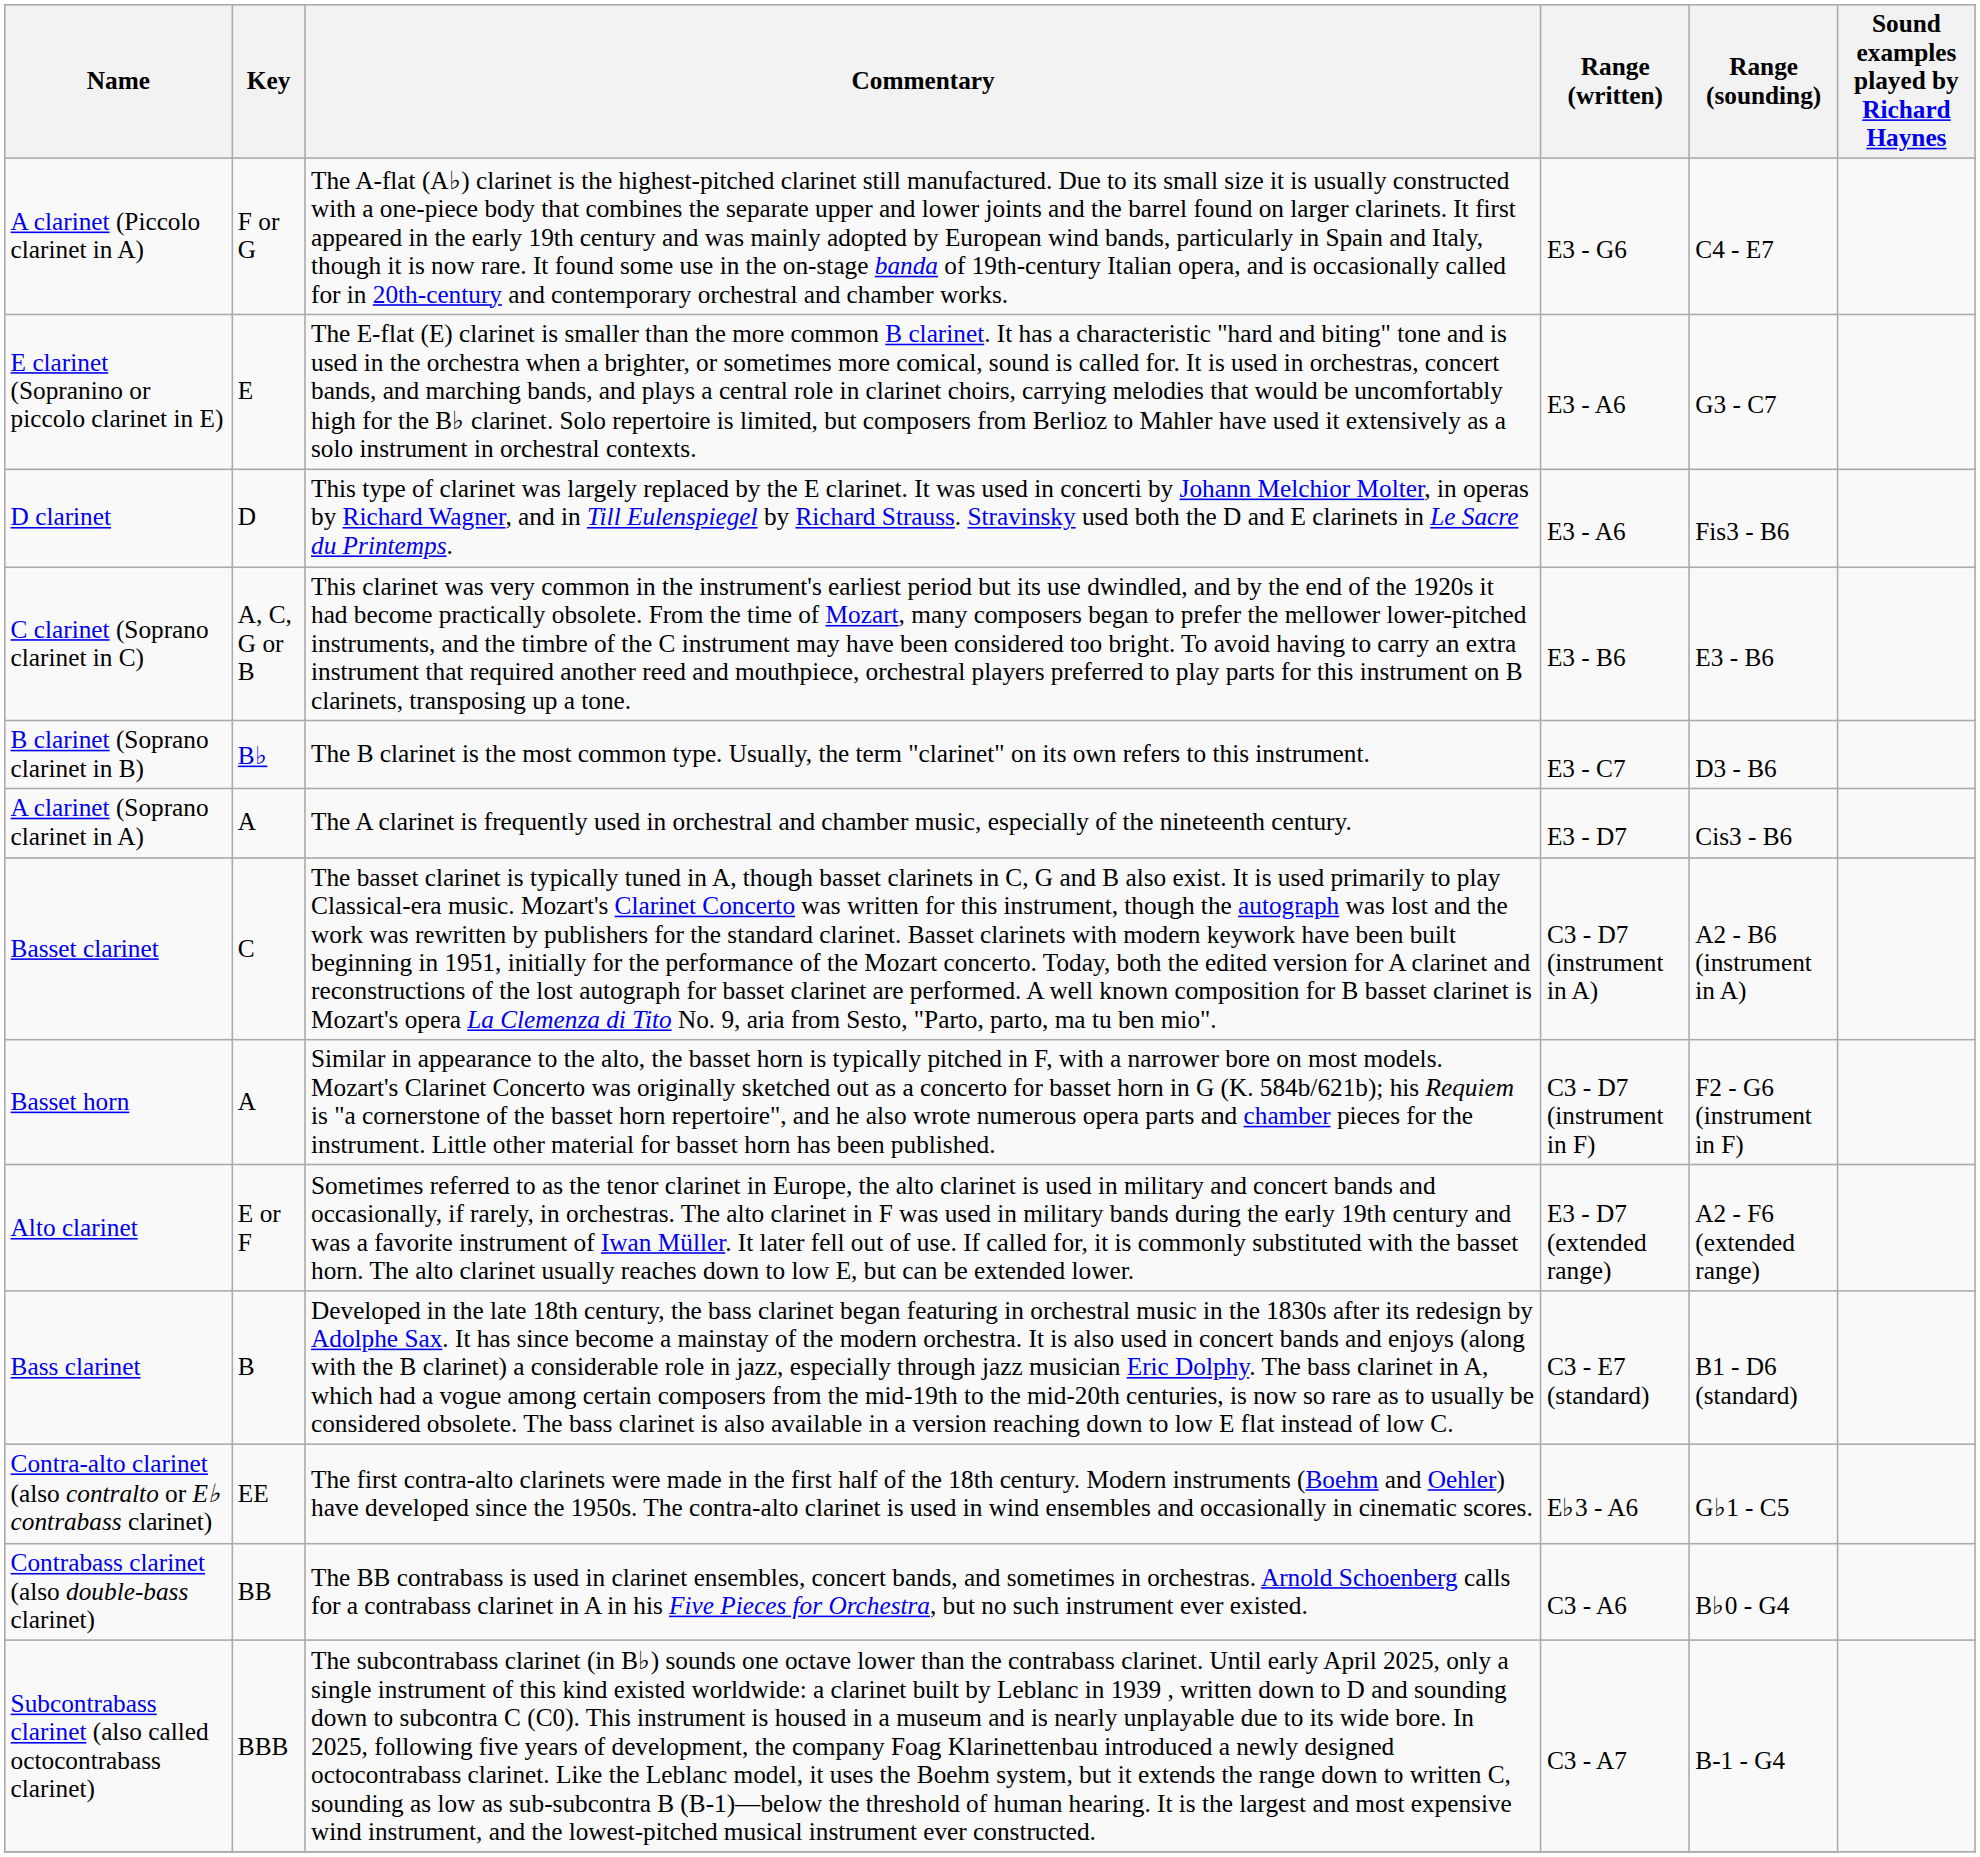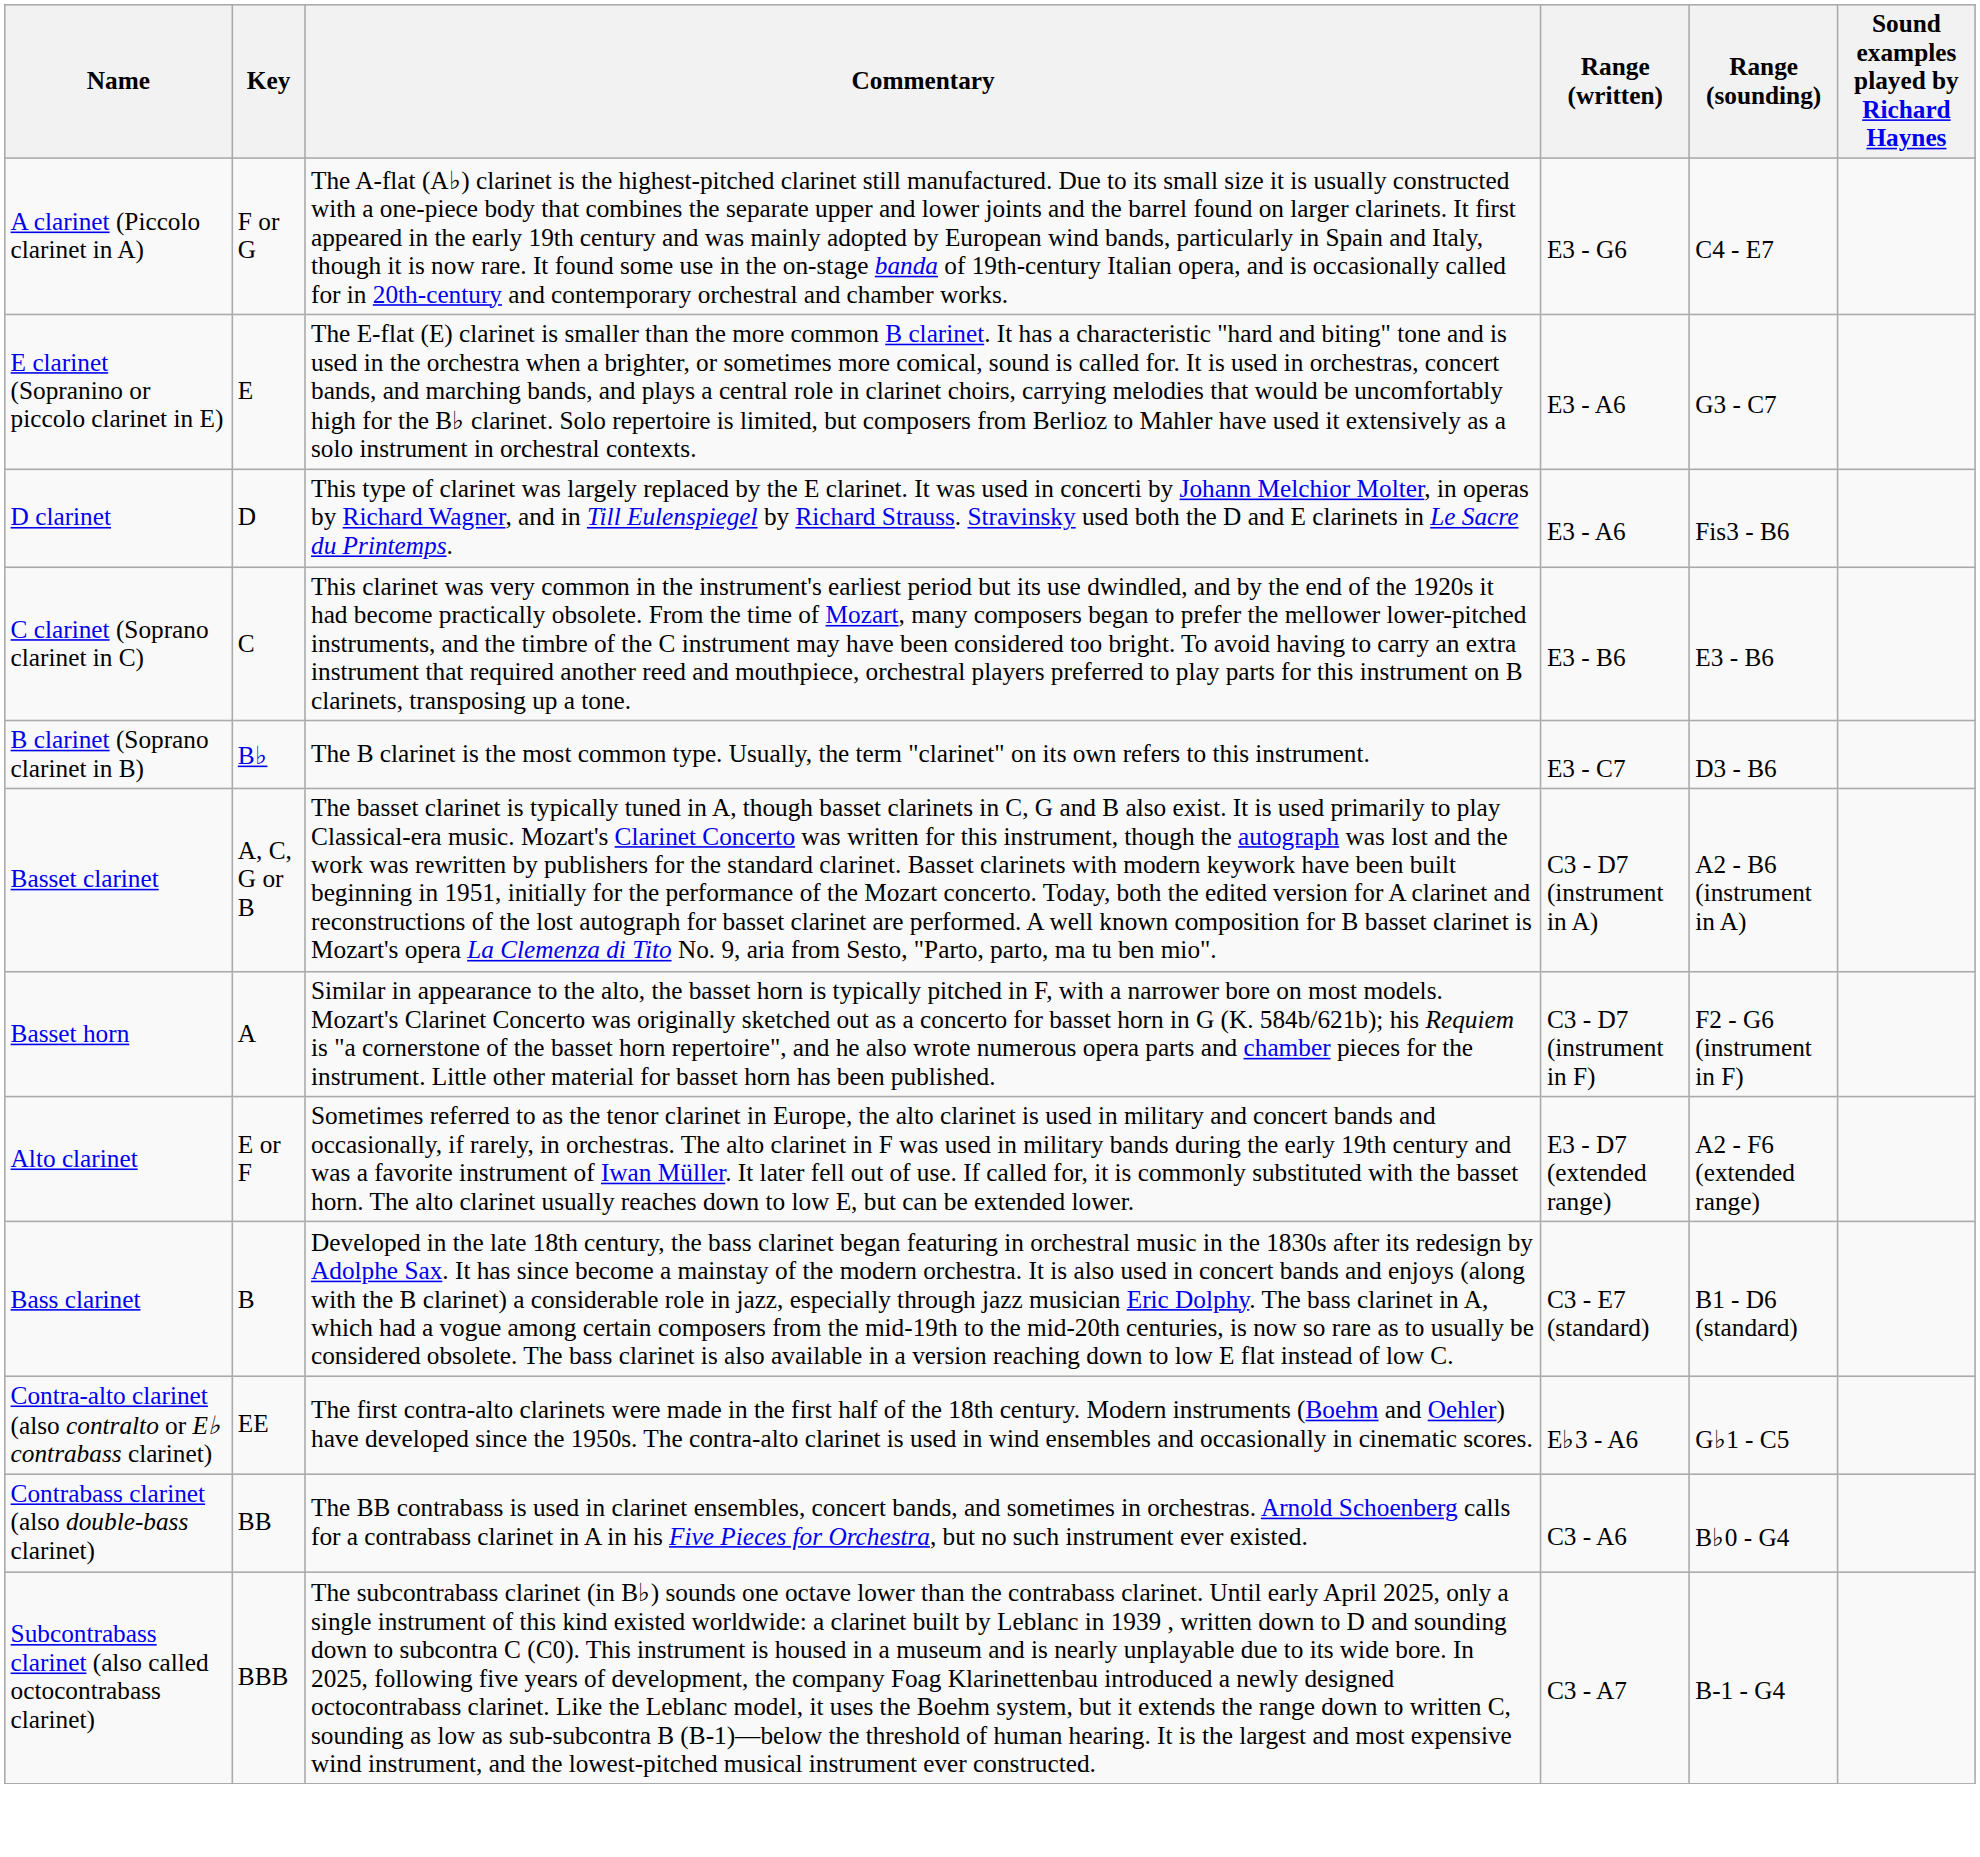(265, 643) A, C, G or B -> (246, 643) C
- row: (110, 822)
(246, 948) C -> (265, 879) A, C, G or B
